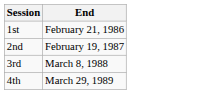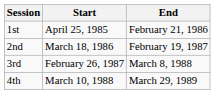+ column: (85, 13)
